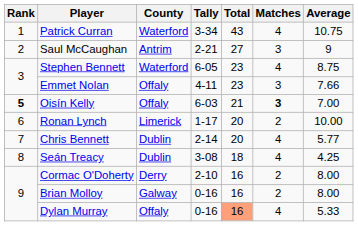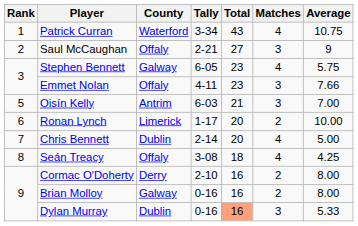(155, 49) Antrim -> (154, 49) Offaly
(164, 67) Waterford -> (158, 67) Galway
(328, 67) 8.75 -> (328, 67) 5.75
(21, 103) bold -> (21, 103) normal
(154, 103) Offaly -> (155, 103) Antrim
(278, 103) bold -> (278, 103) normal
(328, 139) 5.77 -> (328, 139) 5.00
(155, 157) Dublin -> (154, 157) Offaly
(154, 211) Offaly -> (155, 211) Dublin
(278, 211) 4 -> (278, 211) 3
